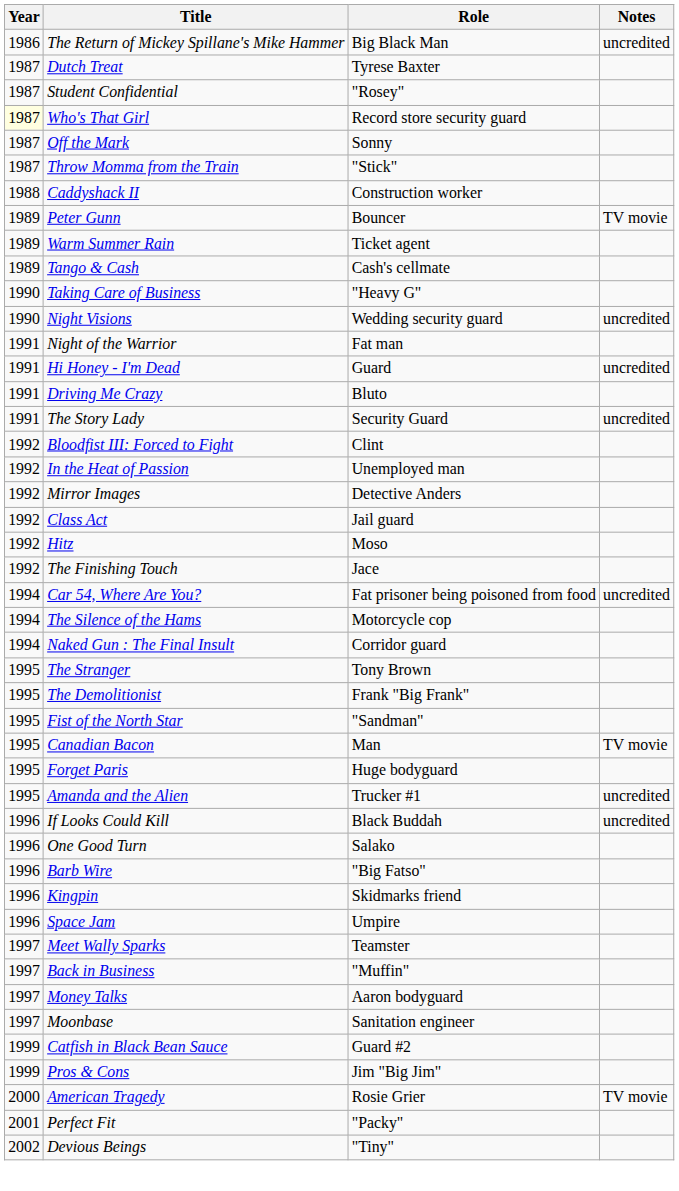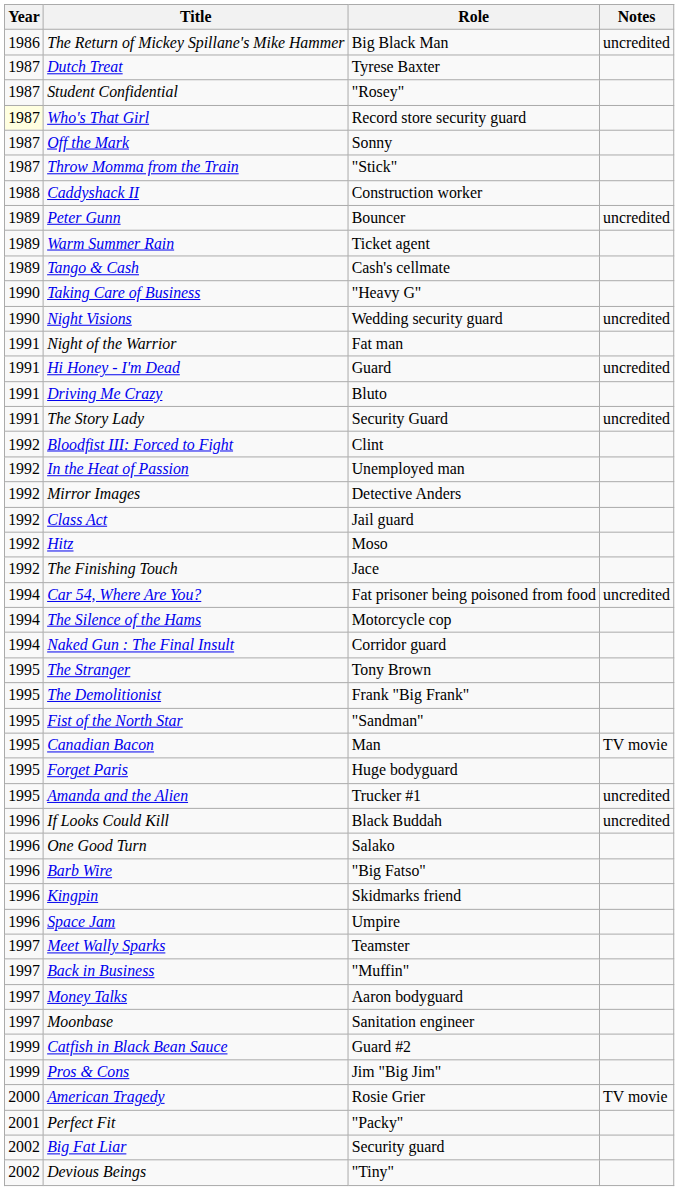(635, 218) TV movie -> (637, 218) uncredited
+ row: (87, 1147)
